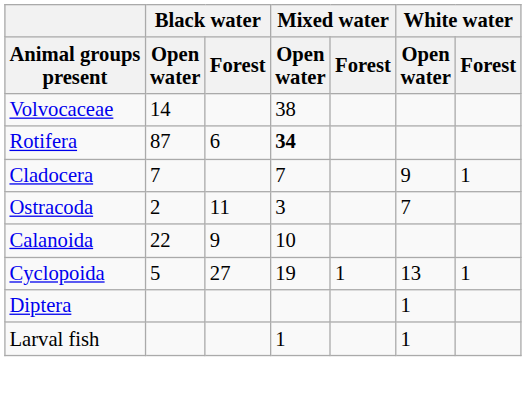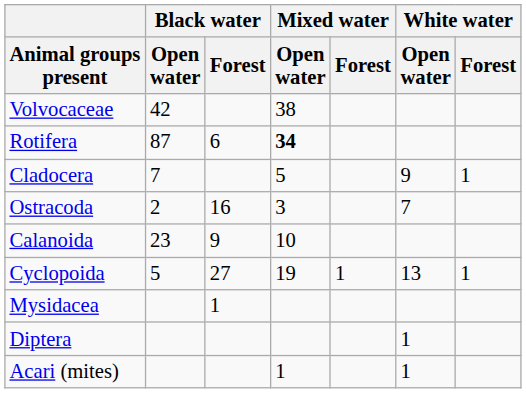(160, 109) 14 -> (160, 109) 42
(280, 175) 7 -> (280, 175) 5
(220, 207) 11 -> (220, 207) 16
(160, 240) 22 -> (160, 240) 23
+ row: (54, 305)
+ row: (64, 371)
- row: (54, 338)
